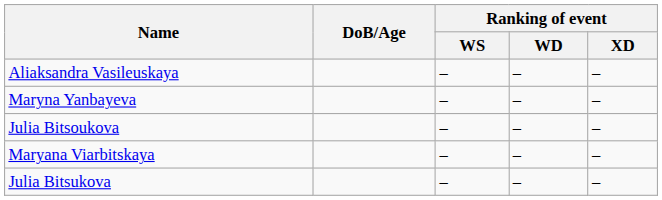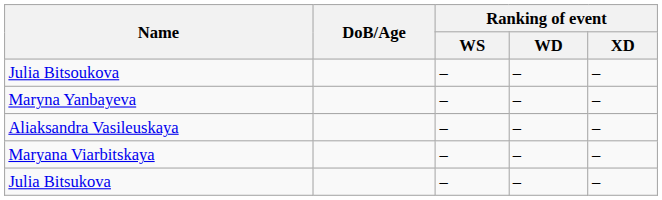rows swapped: (94, 72) <-> (64, 127)
